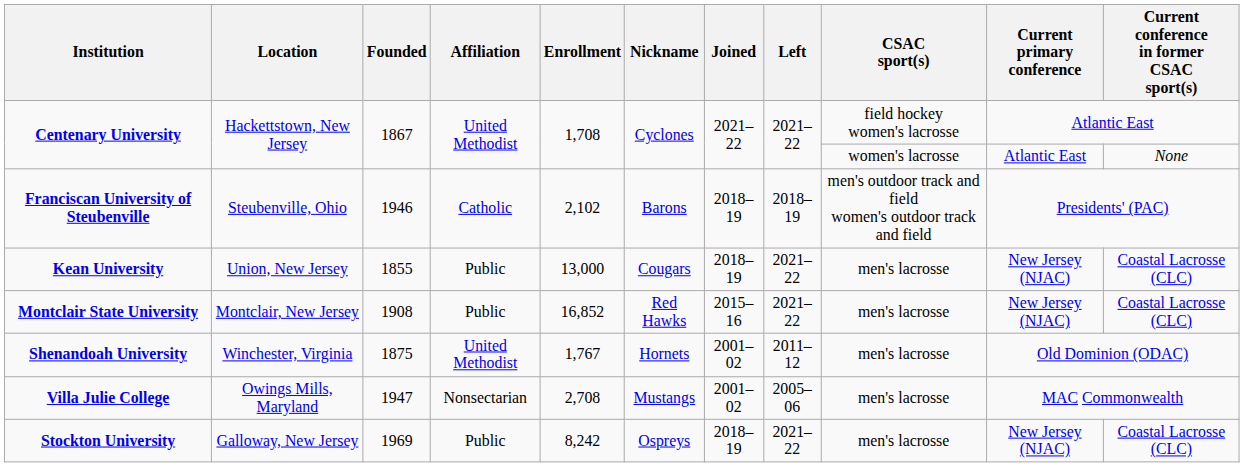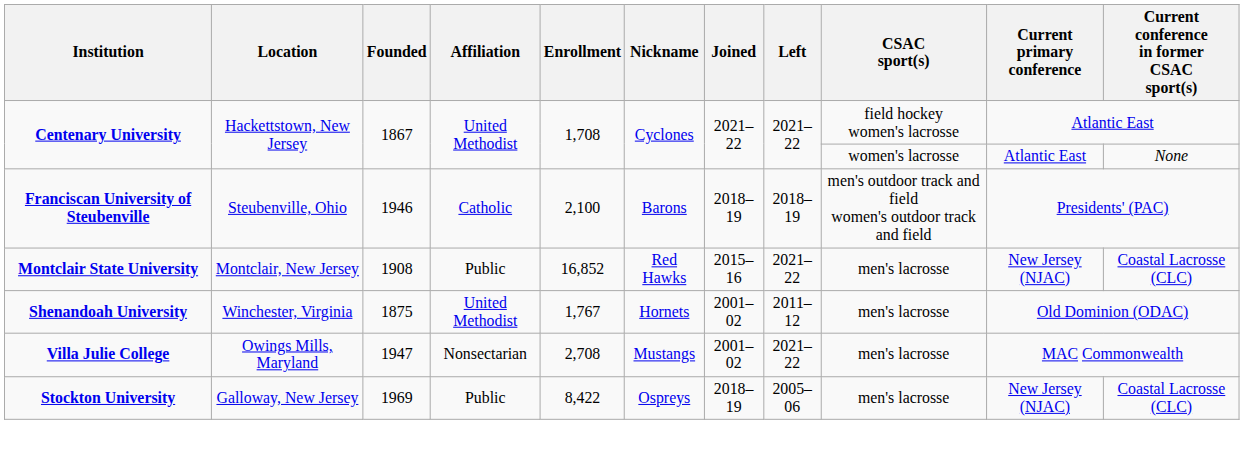(582, 208) 2,102 -> (582, 208) 2,100
- row: (108, 269)
(792, 397) 2005–06 -> (792, 354) 2021–22
(582, 440) 8,242 -> (582, 397) 8,422
(792, 440) 2021–22 -> (792, 397) 2005–06
